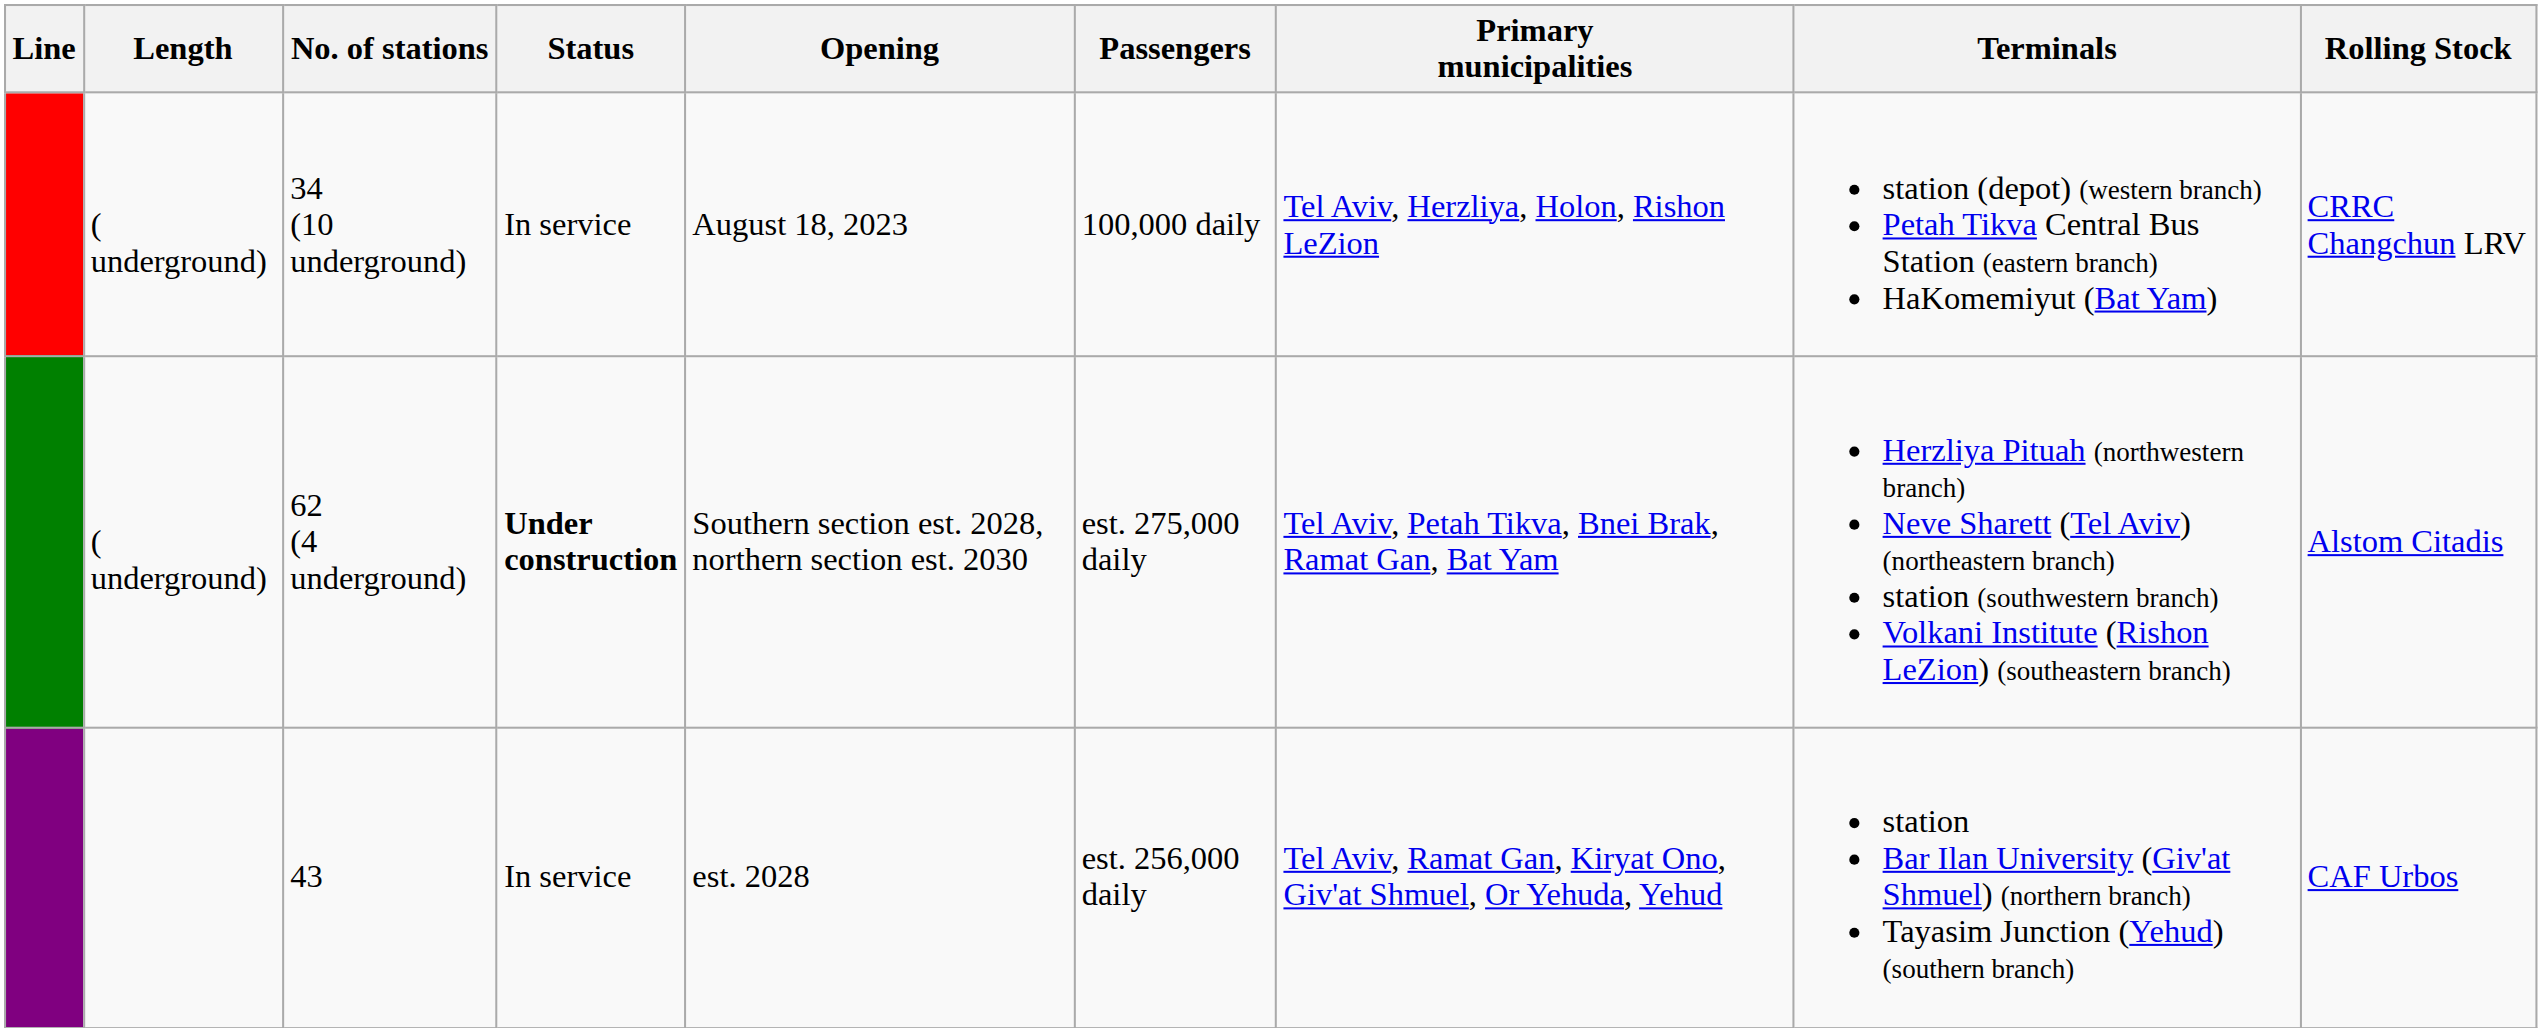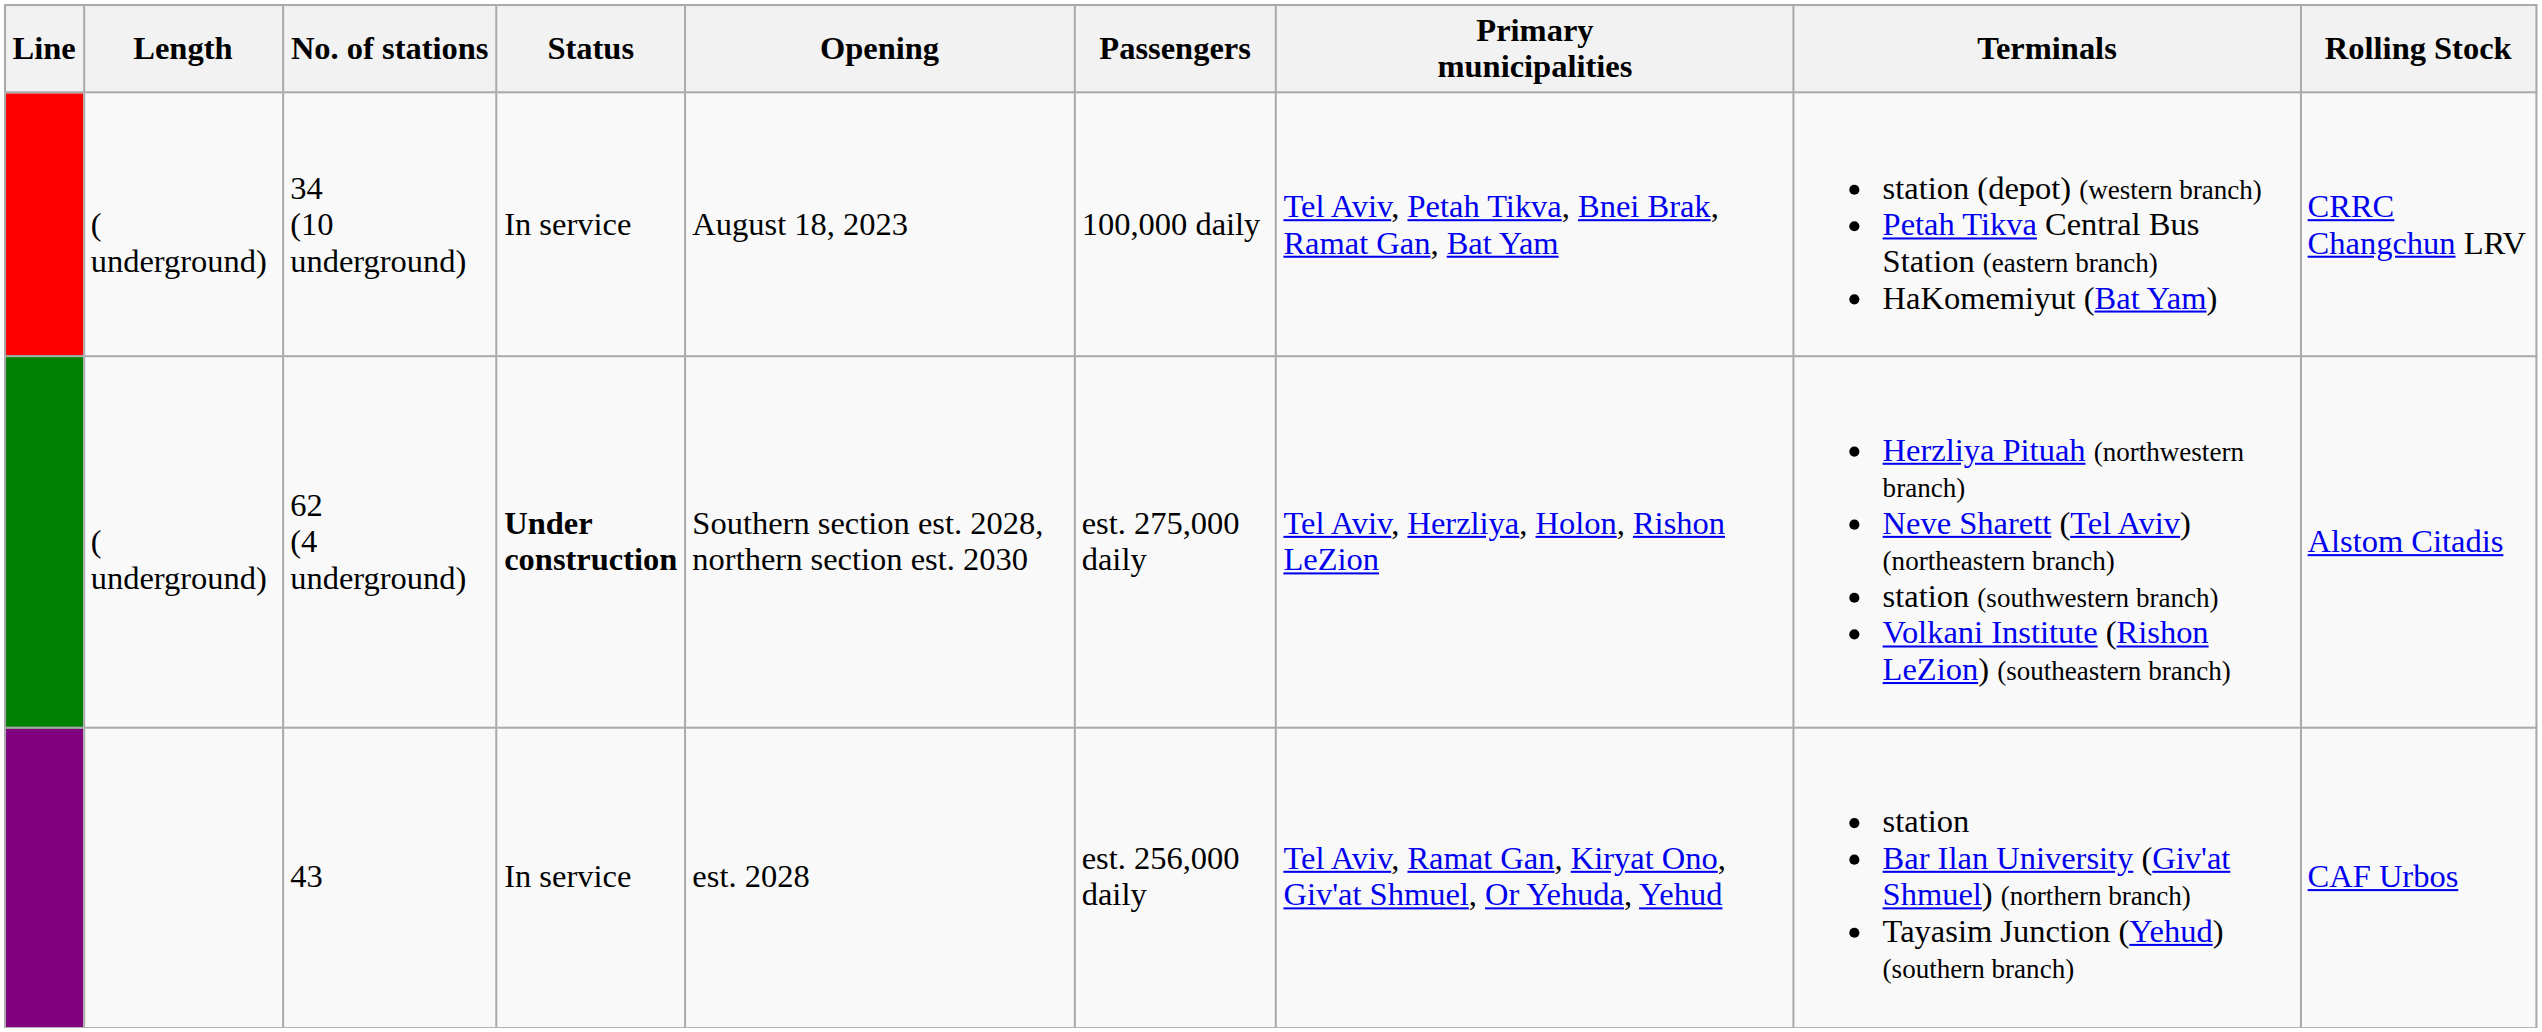(1504, 223) Tel Aviv, Herzliya, Holon, Rishon LeZion -> (1501, 223) Tel Aviv, Petah Tikva, Bnei Brak, Ramat Gan, Bat Yam
(1501, 541) Tel Aviv, Petah Tikva, Bnei Brak, Ramat Gan, Bat Yam -> (1504, 541) Tel Aviv, Herzliya, Holon, Rishon LeZion
